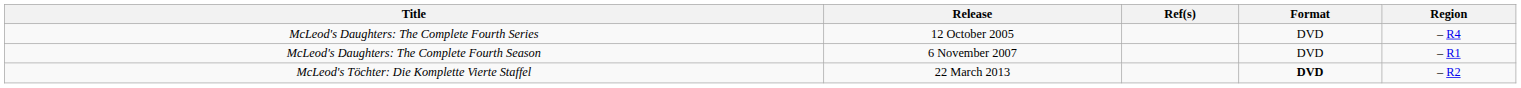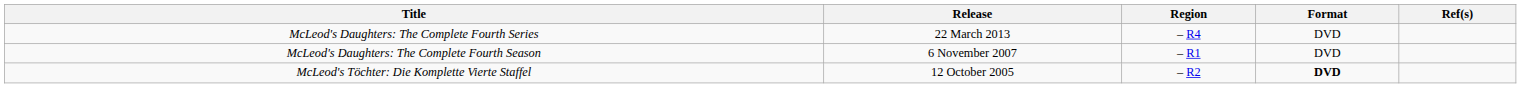columns swapped: (1449, 14) <-> (1180, 14)
(972, 33) 12 October 2005 -> (972, 33) 22 March 2013
(972, 72) 22 March 2013 -> (972, 72) 12 October 2005
